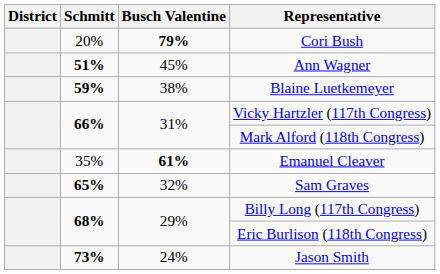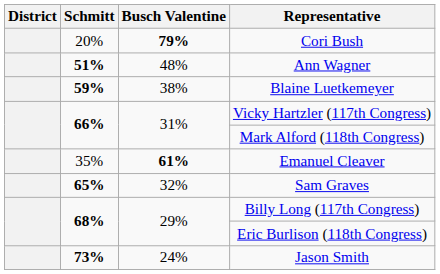(174, 64) 45% -> (174, 64) 48%
